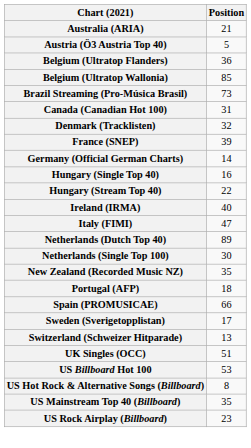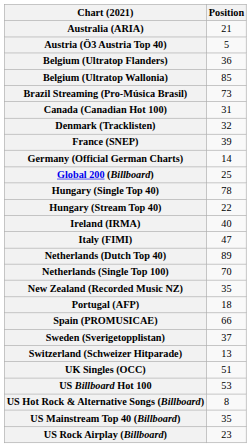+ row: (105, 175)
(226, 175) 16 -> (226, 191) 78
(226, 256) 30 -> (226, 272) 70
(226, 321) 17 -> (226, 337) 37
